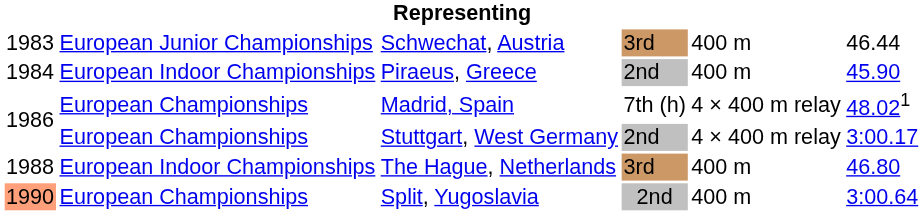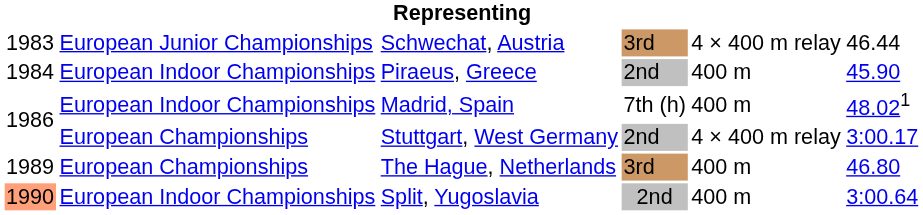(721, 42) 400 m -> (766, 42) 4 × 400 m relay
(184, 105) European Championships -> (217, 105) European Indoor Championships
(766, 105) 4 × 400 m relay -> (721, 105) 400 m
(30, 167) 1988 -> (30, 167) 1989
(217, 167) European Indoor Championships -> (184, 167) European Championships
(184, 197) European Championships -> (217, 197) European Indoor Championships
